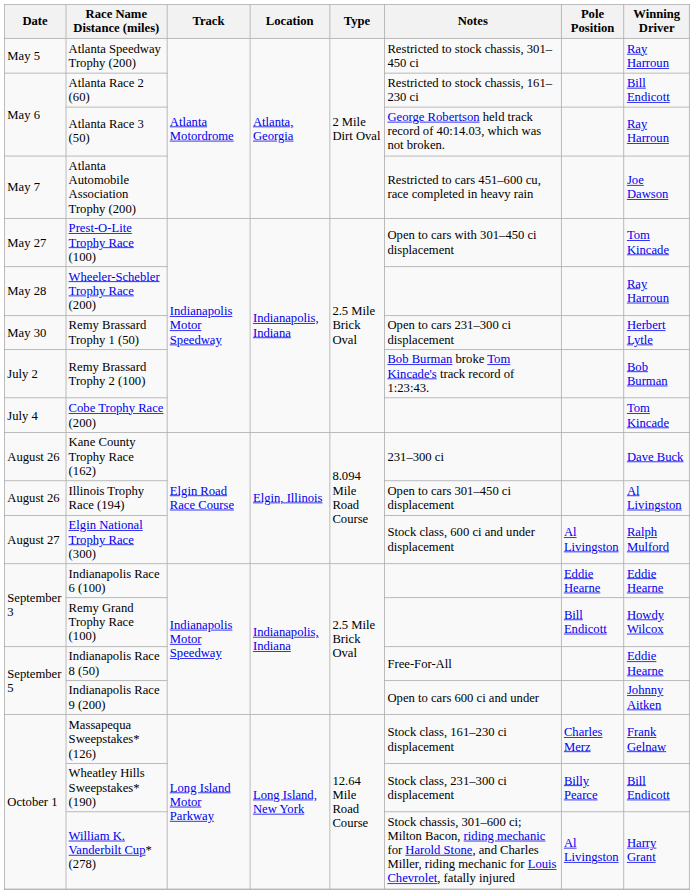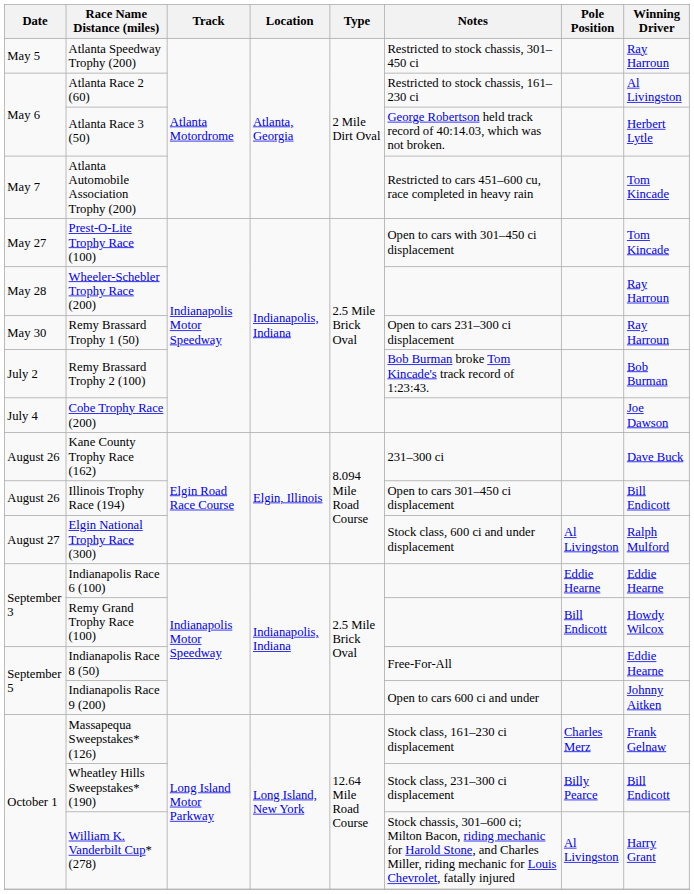(648, 90) Bill Endicott -> (654, 90) Al Livingston
(648, 131) Ray Harroun -> (646, 131) Herbert Lytle
(648, 187) Joe Dawson -> (648, 187) Tom Kincade
(646, 332) Herbert Lytle -> (648, 332) Ray Harroun
(648, 415) Tom Kincade -> (648, 415) Joe Dawson
(654, 498) Al Livingston -> (648, 498) Bill Endicott
